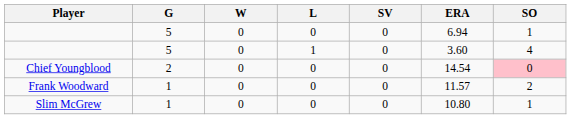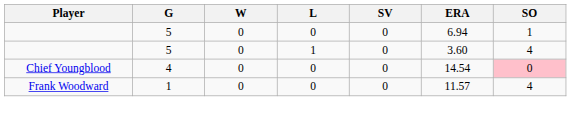(169, 68) 2 -> (169, 68) 4
(530, 86) 2 -> (530, 86) 4
- row: (69, 104)
